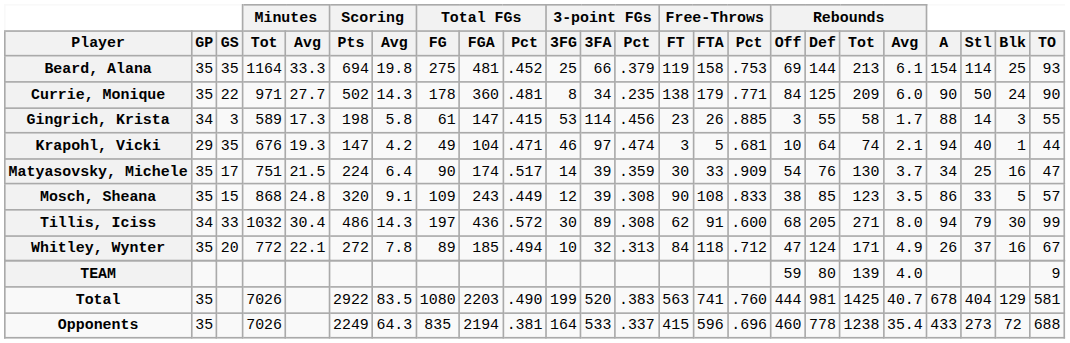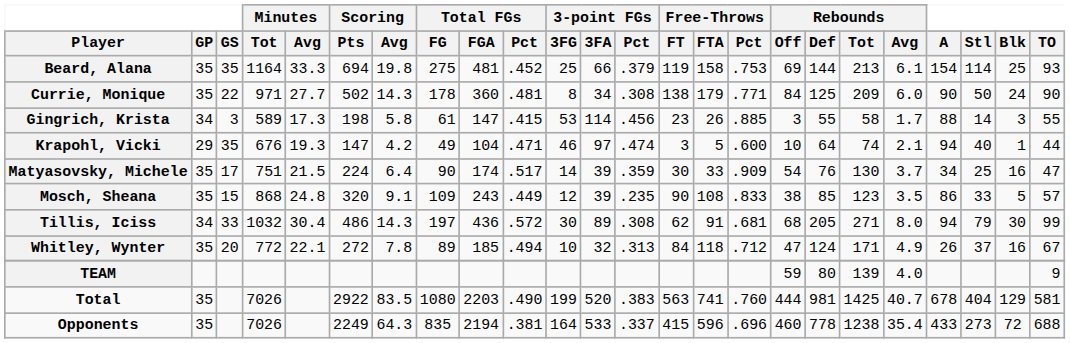(637, 95) .235 -> (637, 95) .308
(749, 146) .681 -> (749, 146) .600
(637, 197) .308 -> (637, 197) .235
(749, 223) .600 -> (749, 223) .681
